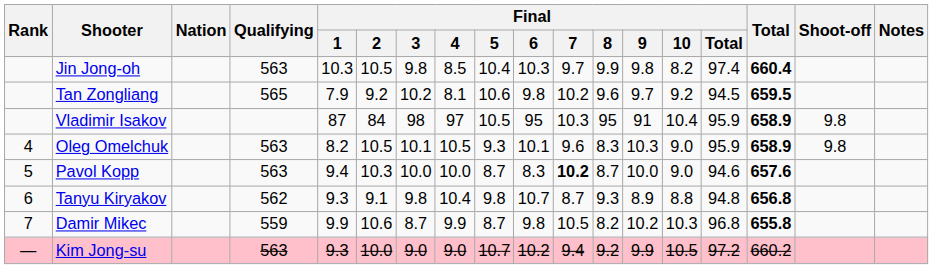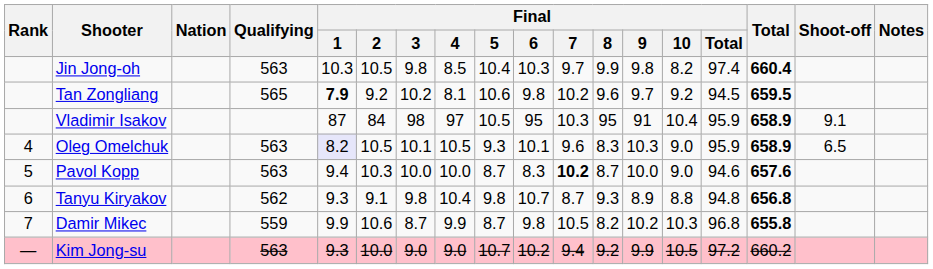(337, 95) normal -> (337, 95) bold
(835, 120) 9.8 -> (835, 120) 9.1
(337, 146) no background -> (337, 146) lavender background
(835, 146) 9.8 -> (835, 146) 6.5
